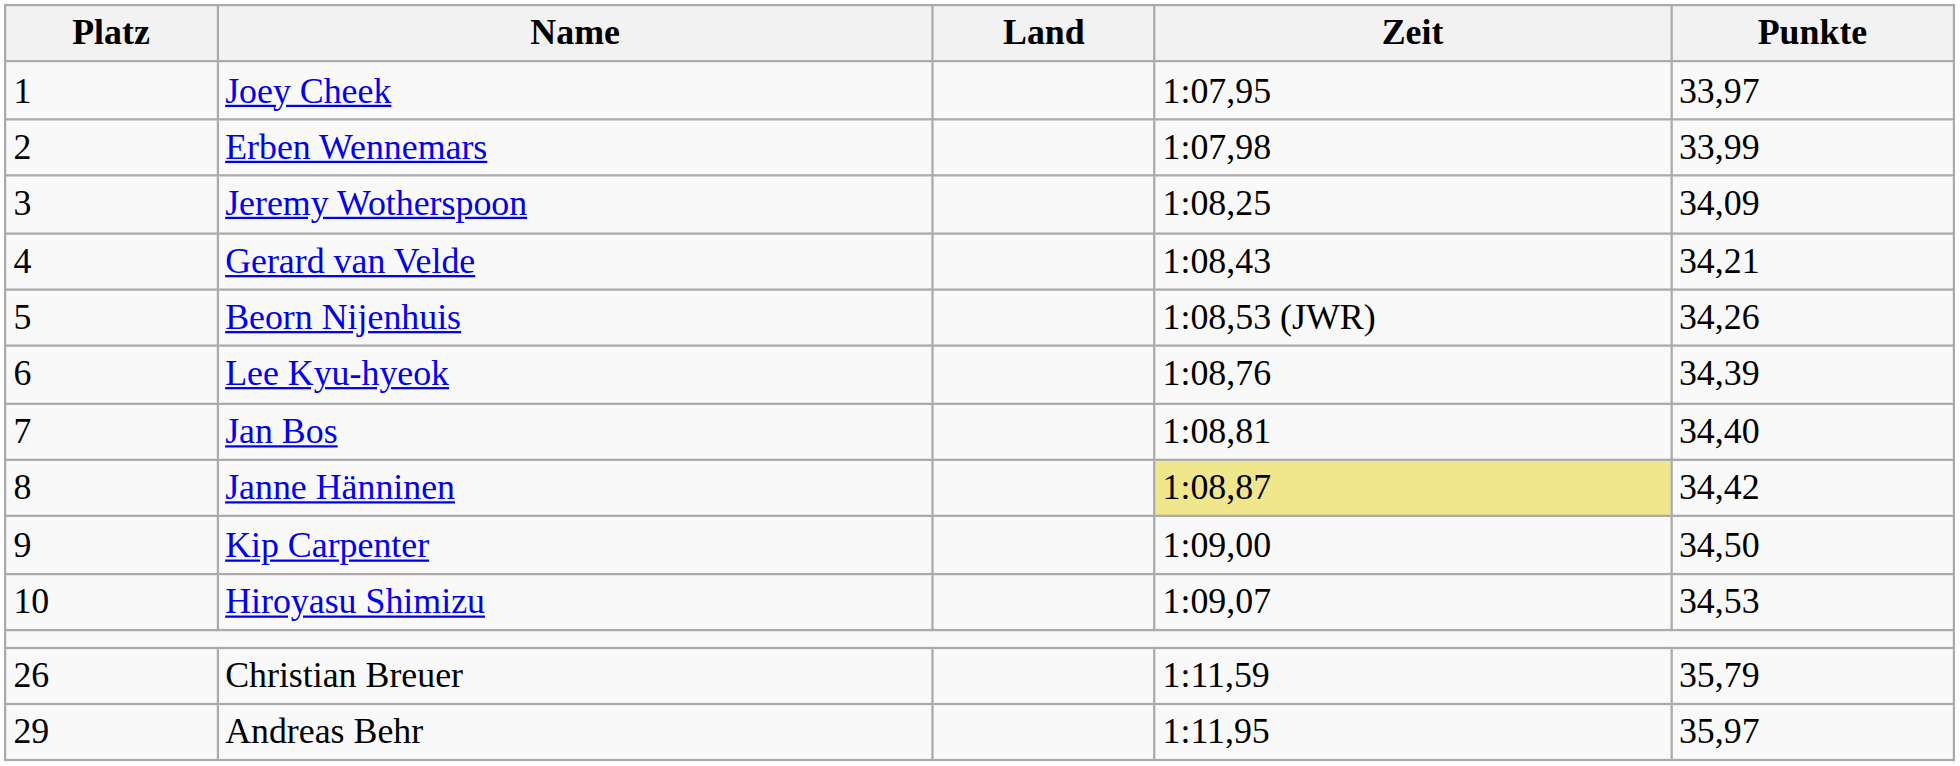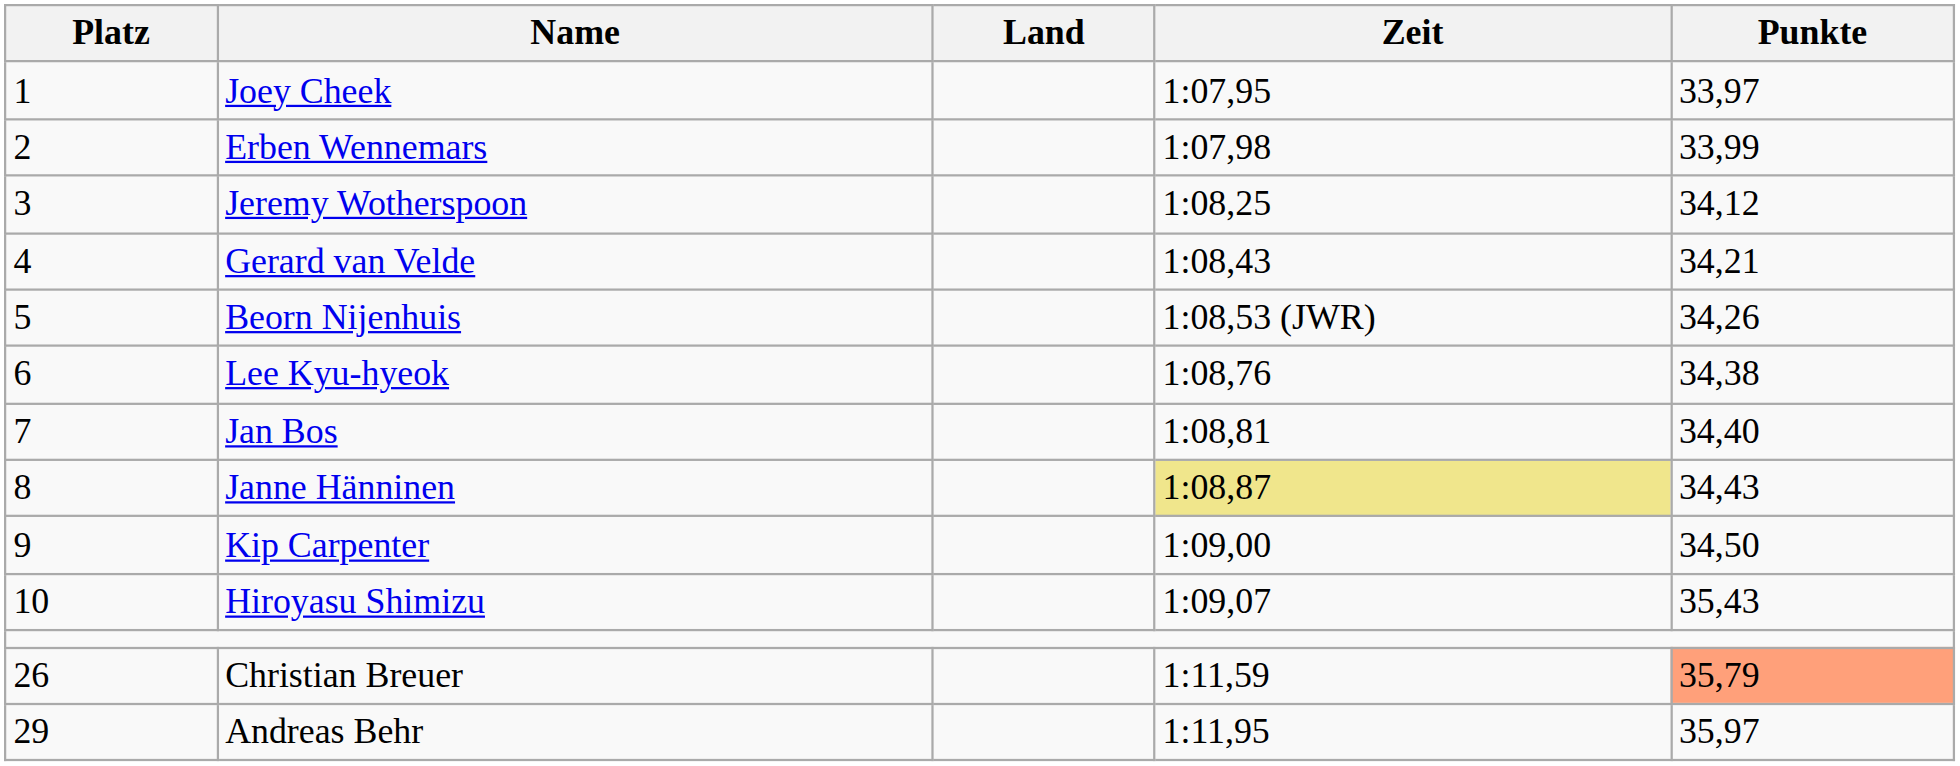(1719, 203) 34,09 -> (1719, 203) 34,12
(1719, 373) 34,39 -> (1719, 373) 34,38
(1719, 487) 34,42 -> (1719, 487) 34,43
(1719, 601) 34,53 -> (1719, 601) 35,43
(1719, 674) no background -> (1719, 674) lightsalmon background
